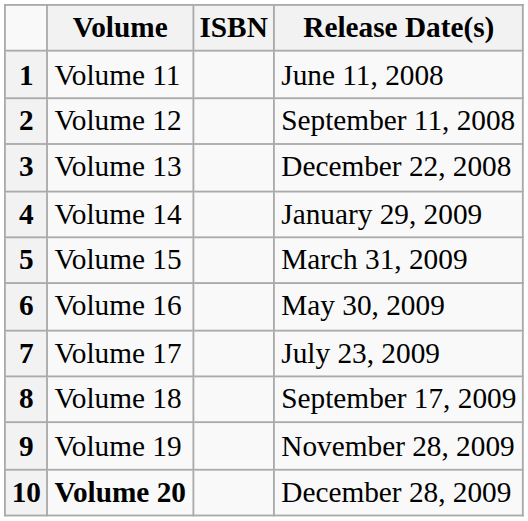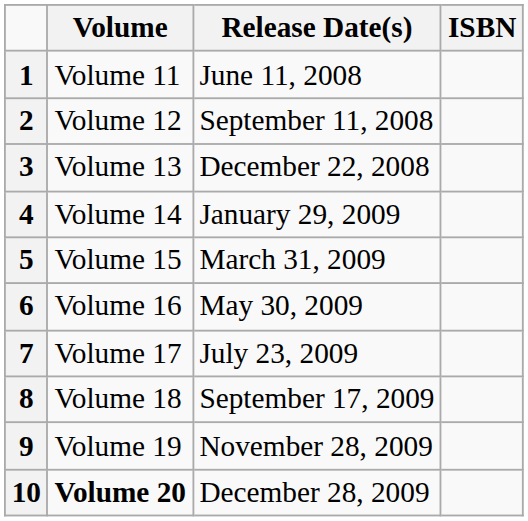columns swapped: (399, 27) <-> (234, 27)
